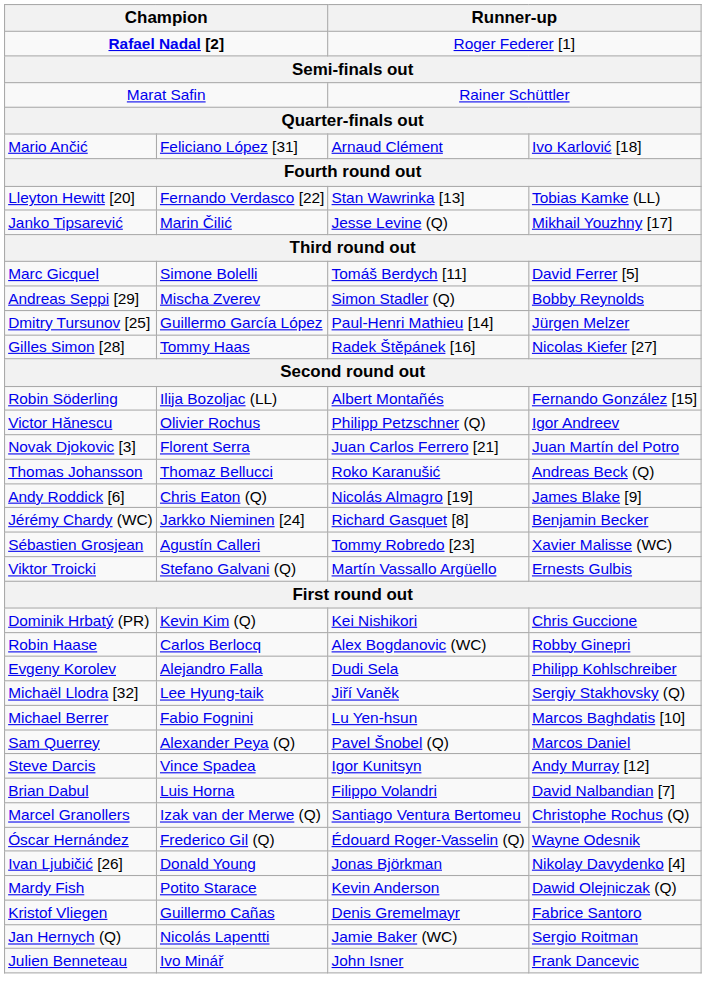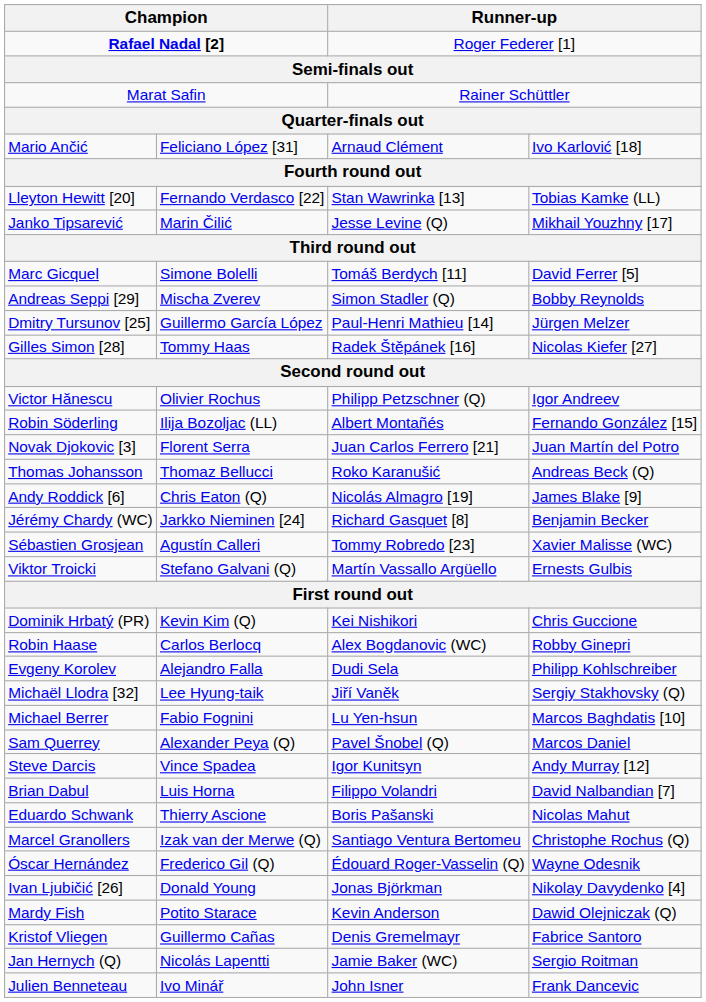rows swapped: (63, 399) <-> (60, 423)
+ row: (71, 815)
